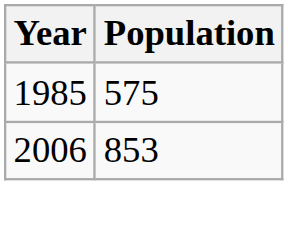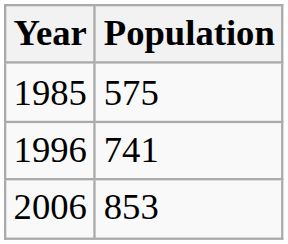+ row: (50, 149)
